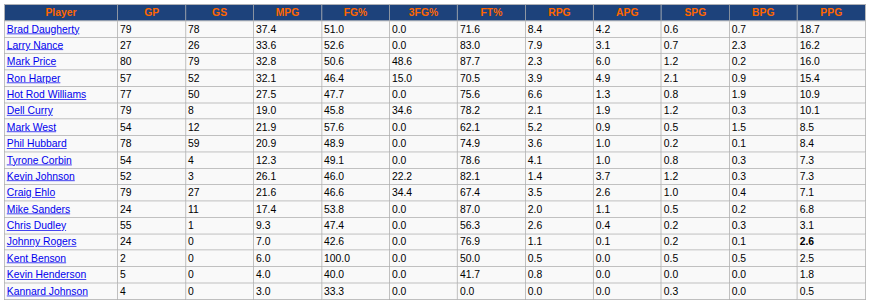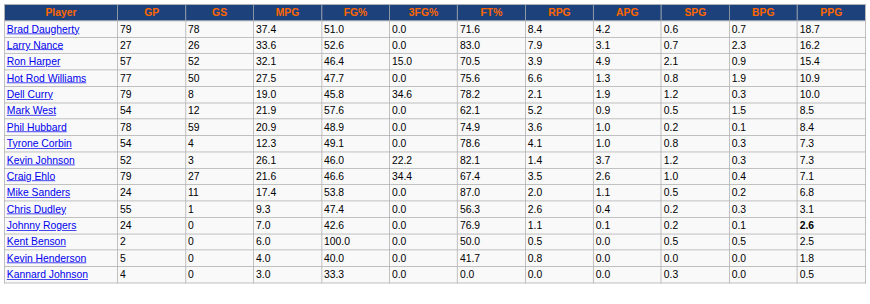- row: (32, 62)
(810, 111) 10.1 -> (810, 95) 10.0
